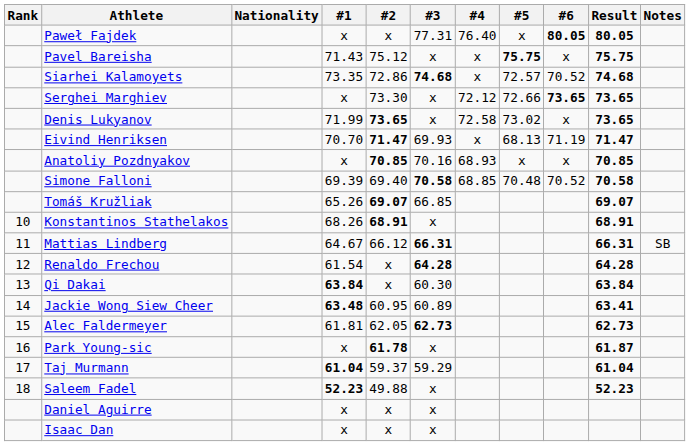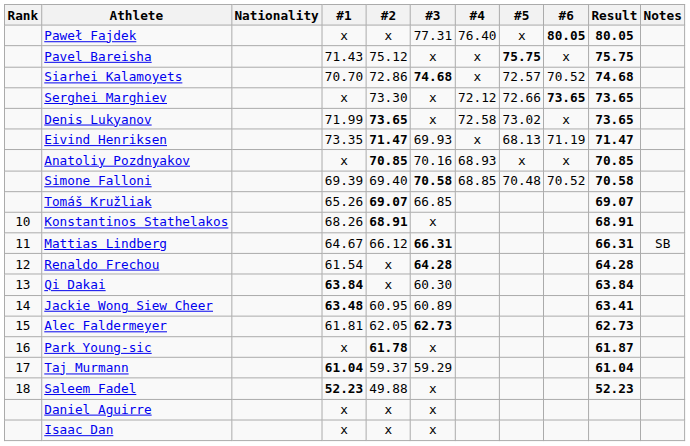(344, 77) 73.35 -> (344, 77) 70.70
(344, 139) 70.70 -> (344, 139) 73.35
